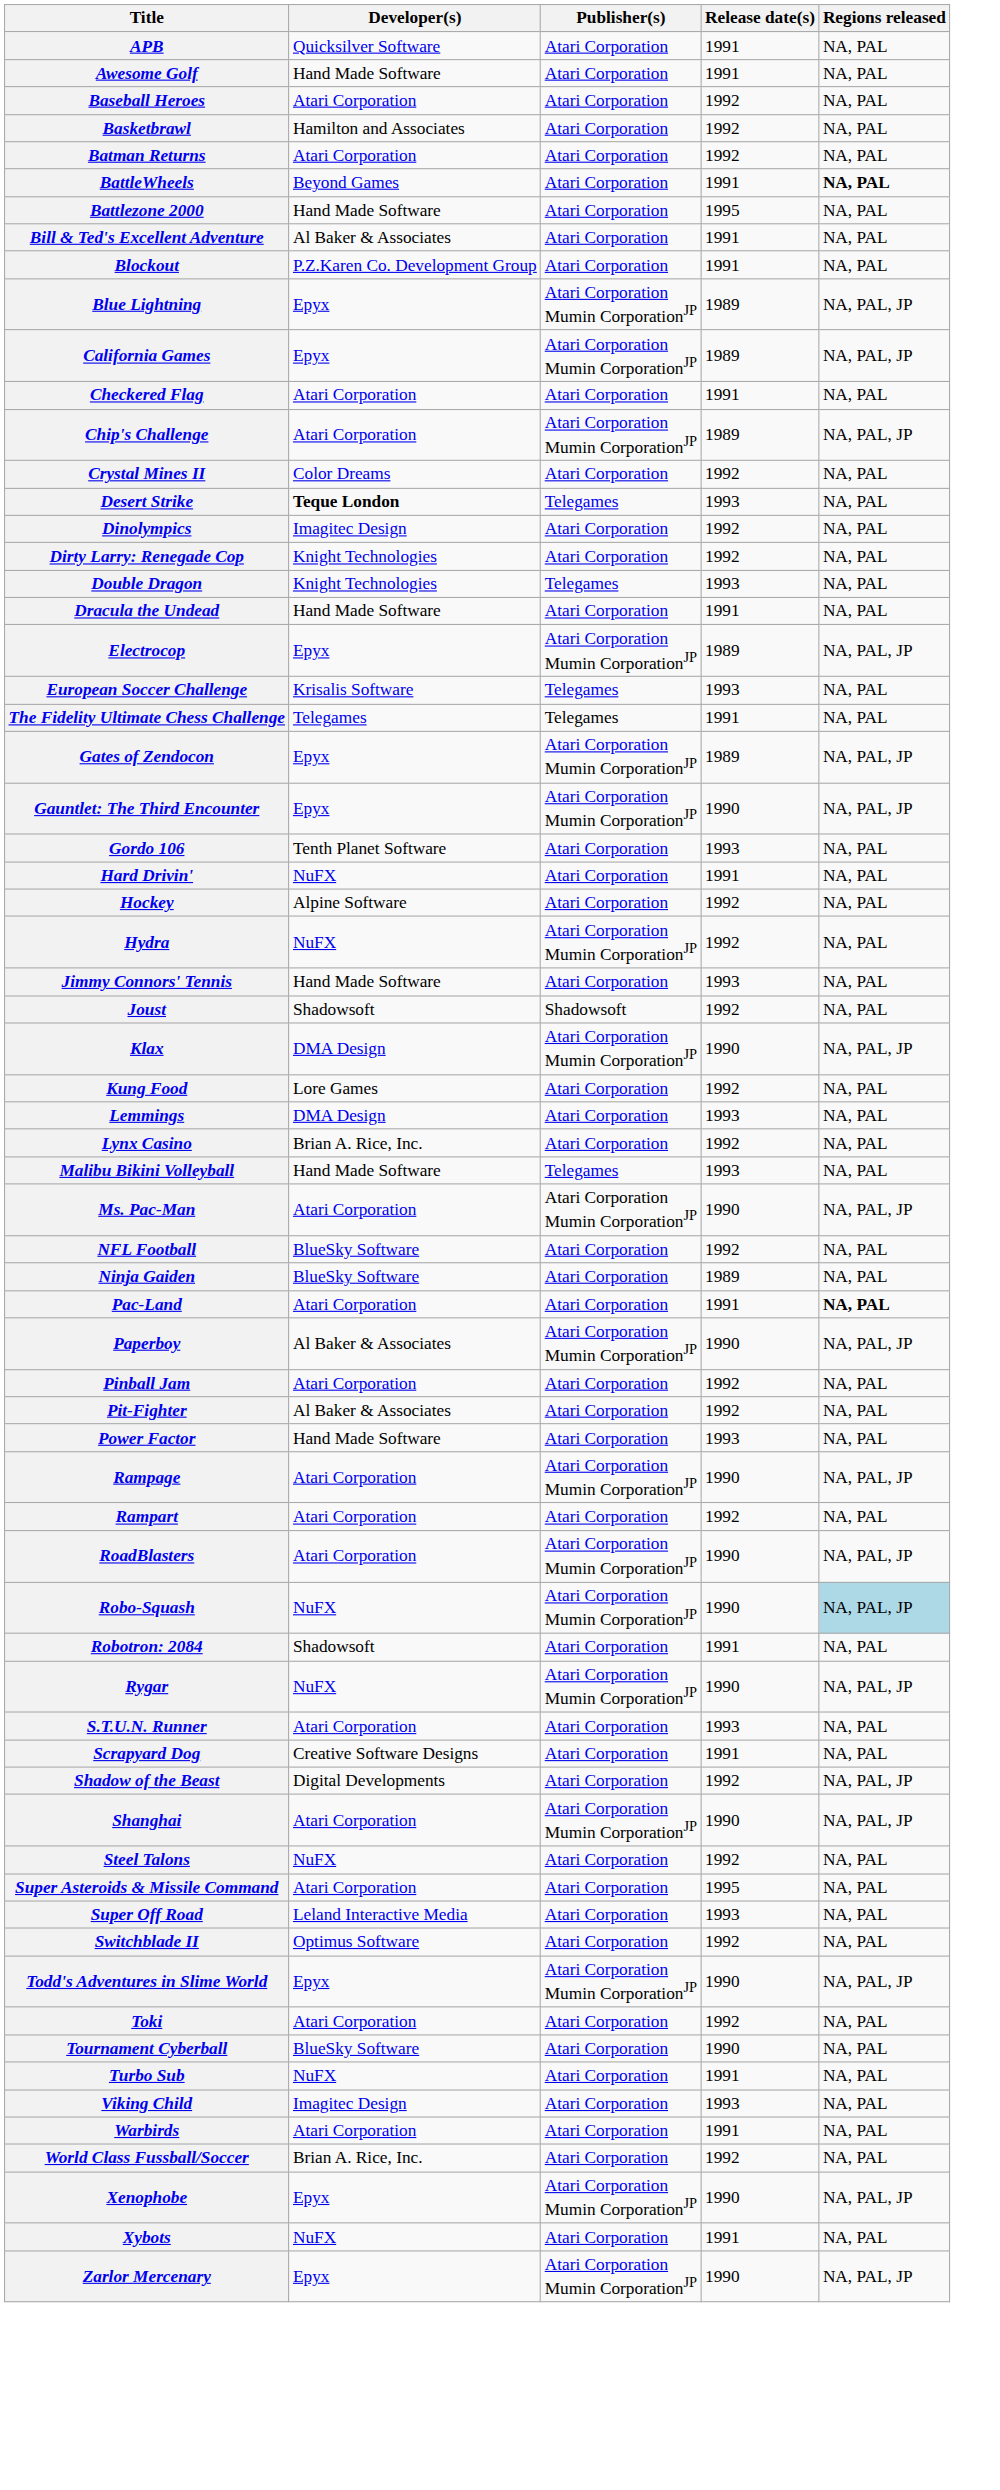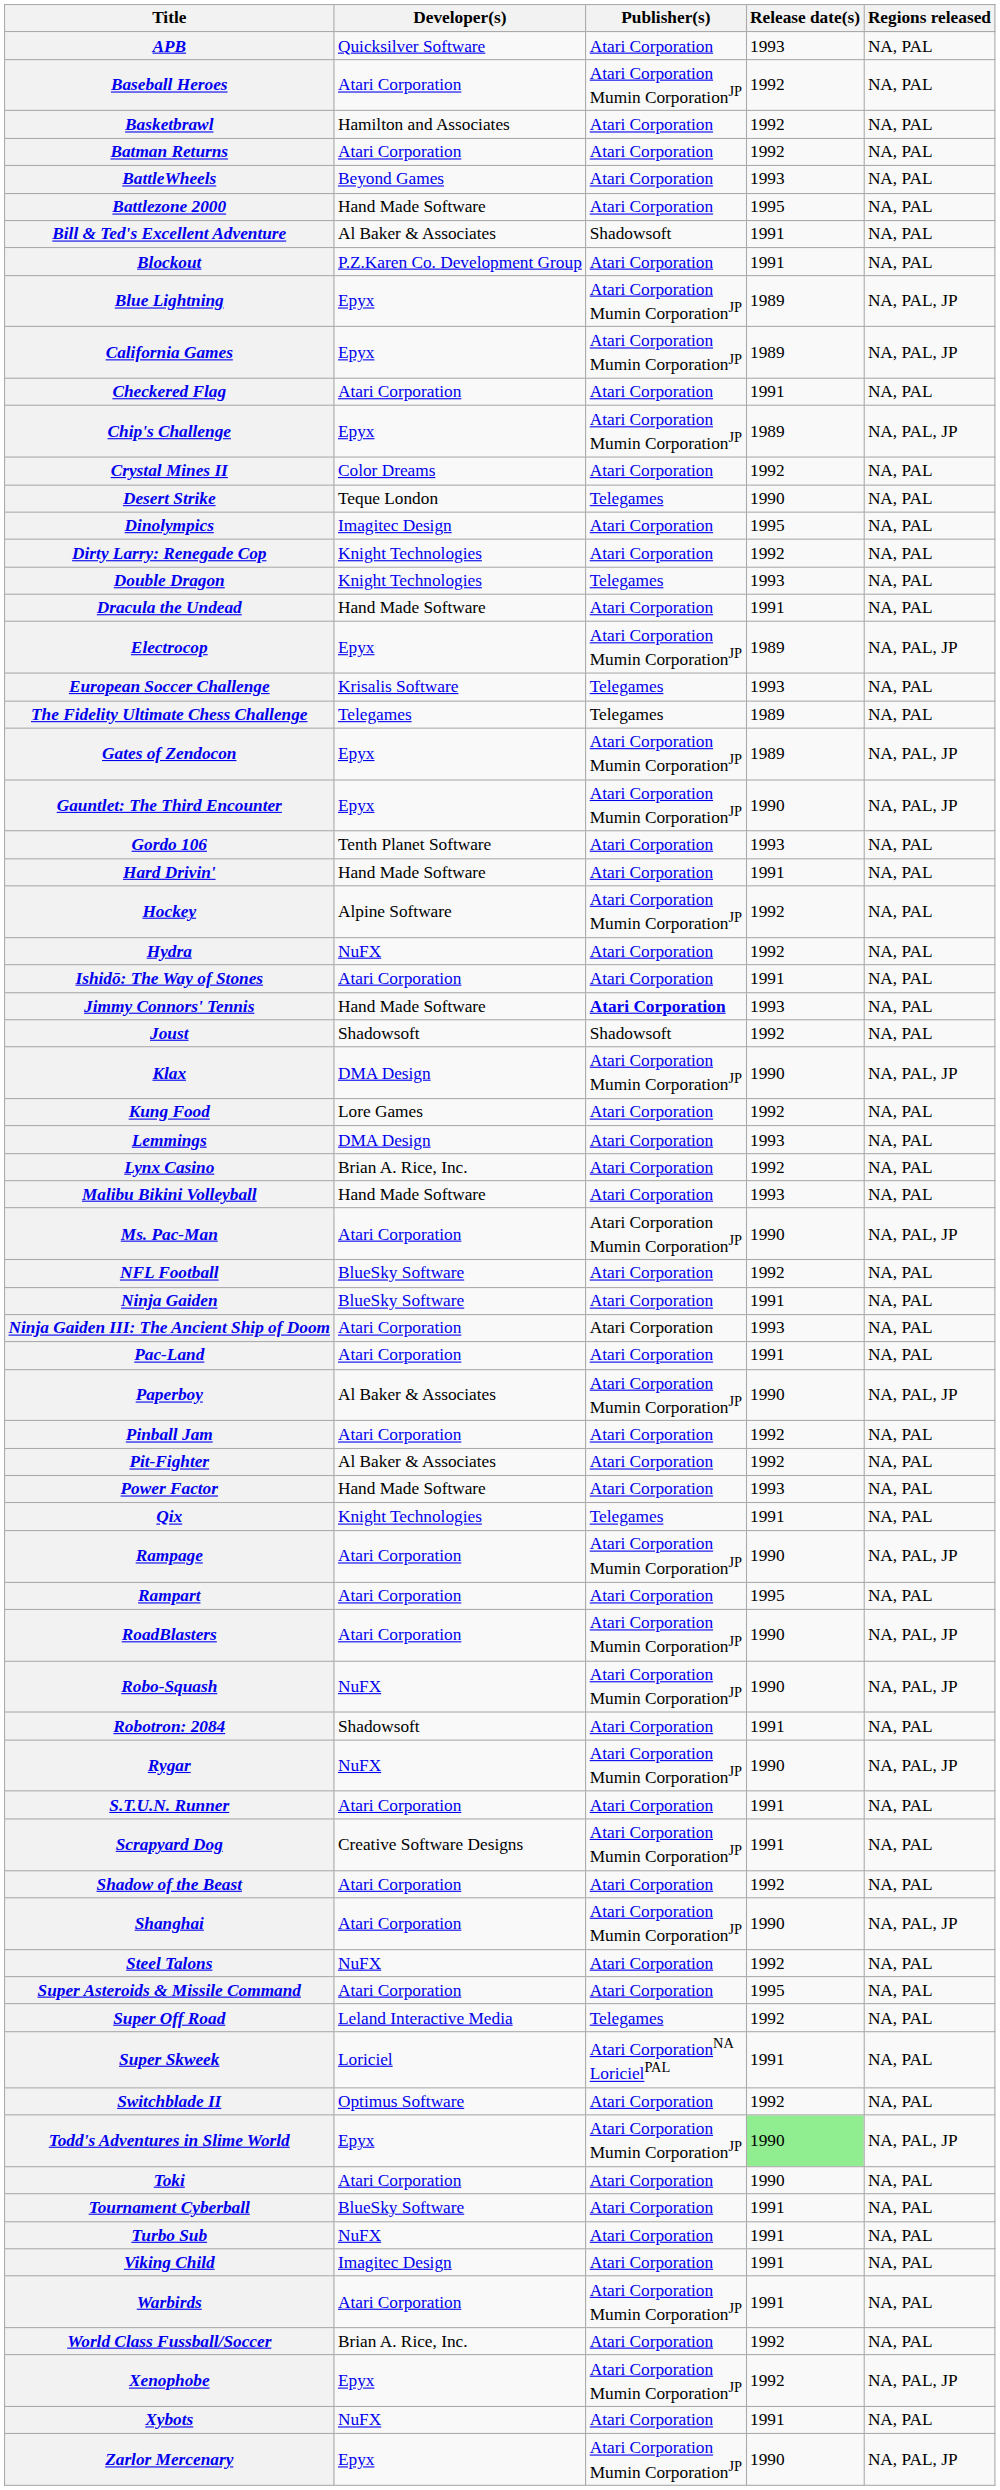(722, 45) 1991 -> (767, 45) 1993
- row: (147, 73)
(606, 100) Atari Corporation -> (666, 85) Atari Corporation Mumin CorporationJP
(722, 182) 1991 -> (767, 179) 1993
(856, 182) bold -> (900, 179) normal
(606, 237) Atari Corporation -> (631, 234) Shadowsoft
(355, 434) Atari Corporation -> (356, 431) Epyx
(346, 501) bold -> (388, 498) normal
(722, 501) 1993 -> (767, 498) 1990
(722, 529) 1992 -> (767, 525) 1995
(722, 717) 1991 -> (767, 714) 1989
(315, 875) NuFX -> (412, 872) Hand Made Software
(606, 902) Atari Corporation -> (666, 911) Atari Corporation Mumin CorporationJP
(621, 942) Atari Corporation Mumin CorporationJP -> (651, 951) Atari Corporation
+ row: (169, 978)
(606, 981) normal -> (658, 1005) bold
(582, 1170) Telegames -> (651, 1194) Atari Corporation
(722, 1276) 1989 -> (767, 1300) 1991
+ row: (169, 1328)
(856, 1304) bold -> (900, 1355) normal
+ row: (169, 1516)
(722, 1516) 1992 -> (767, 1595) 1995
(868, 1607) lightblue background -> (913, 1686) no background
(722, 1726) 1993 -> (767, 1804) 1991
(606, 1753) Atari Corporation -> (666, 1844) Atari Corporation Mumin CorporationJP
(369, 1780) Digital Developments -> (400, 1883) Atari Corporation
(868, 1780) NA, PAL, JP -> (900, 1883) NA, PAL
(606, 1914) Atari Corporation -> (627, 2017) Telegames
(722, 1914) 1993 -> (767, 2017) 1992
+ row: (169, 2059)
(722, 1981) no background -> (767, 2140) lightgreen background
(722, 2020) 1992 -> (767, 2180) 1990
(722, 2048) 1990 -> (767, 2207) 1991
(722, 2103) 1993 -> (767, 2262) 1991
(606, 2130) Atari Corporation -> (666, 2301) Atari Corporation Mumin CorporationJP
(722, 2197) 1990 -> (767, 2380) 1992
